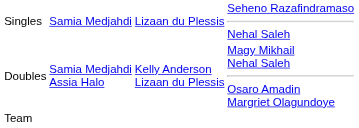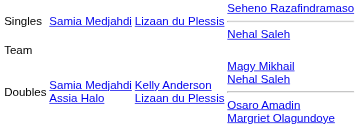rows swapped: (25, 76) <-> (18, 118)
